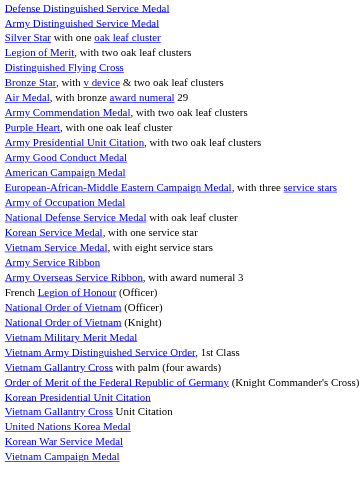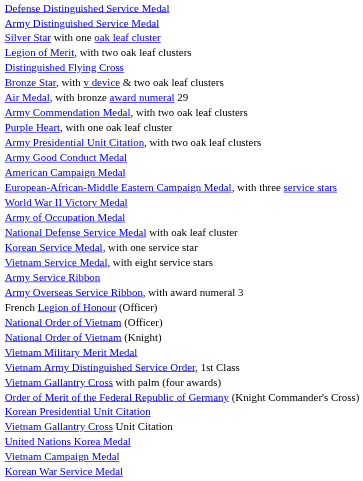+ row: (66, 202)
rows swapped: (62, 457) <-> (64, 442)
